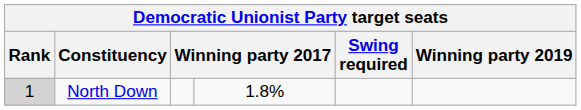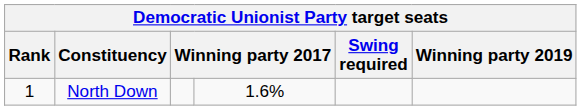(29, 91) lightgrey background -> (29, 91) no background
(265, 91) 1.8% -> (265, 91) 1.6%
